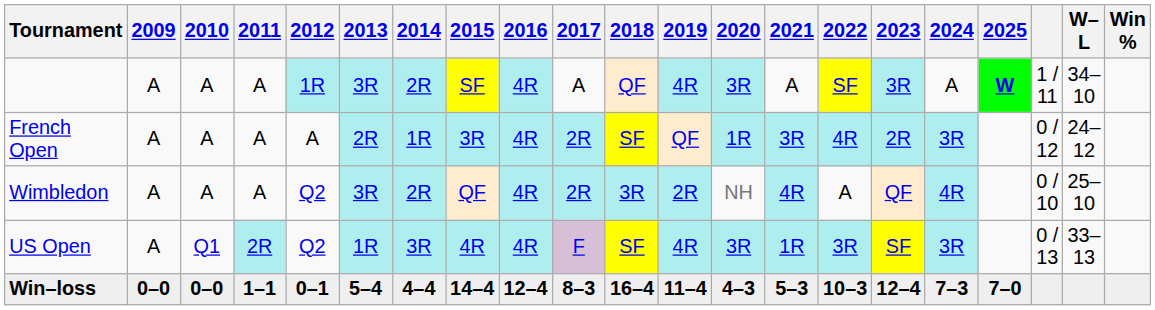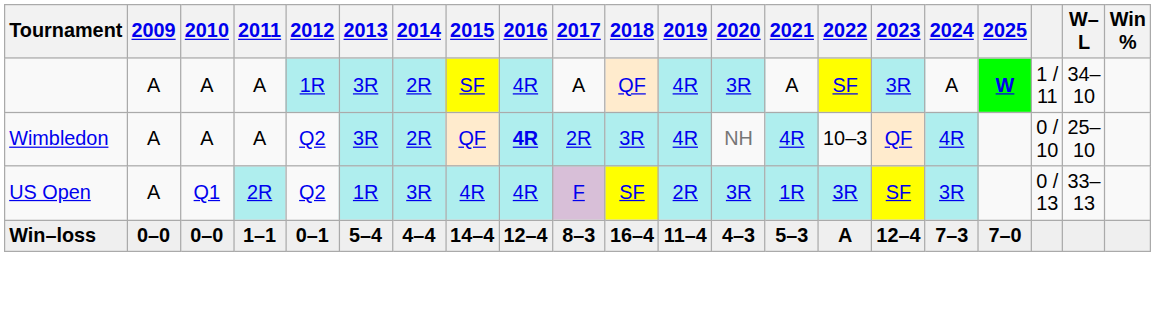- row: (40, 138)
(525, 192) normal -> (525, 138) bold
(685, 192) 2R -> (685, 138) 4R
(845, 192) A -> (845, 138) 10–3
(685, 246) 4R -> (685, 192) 2R
(845, 289) 10–3 -> (845, 235) A
